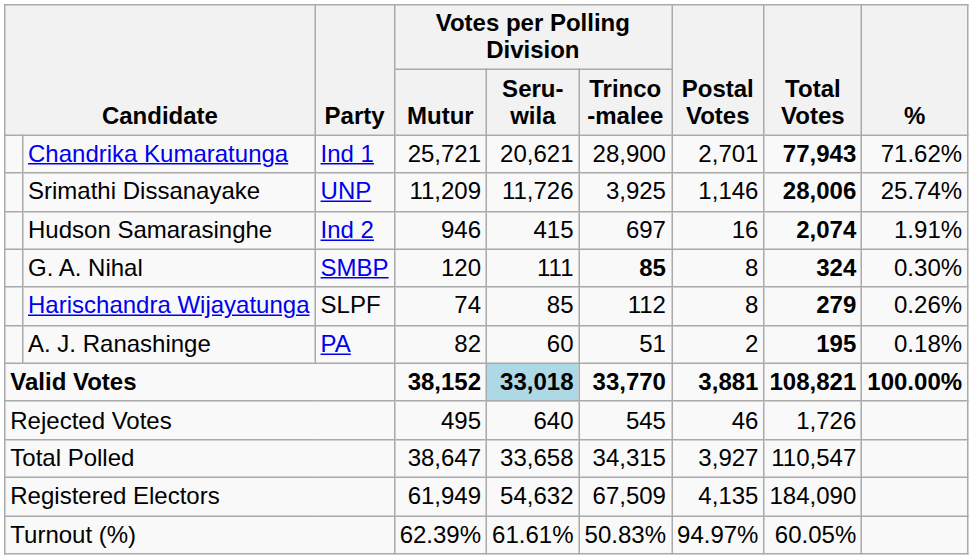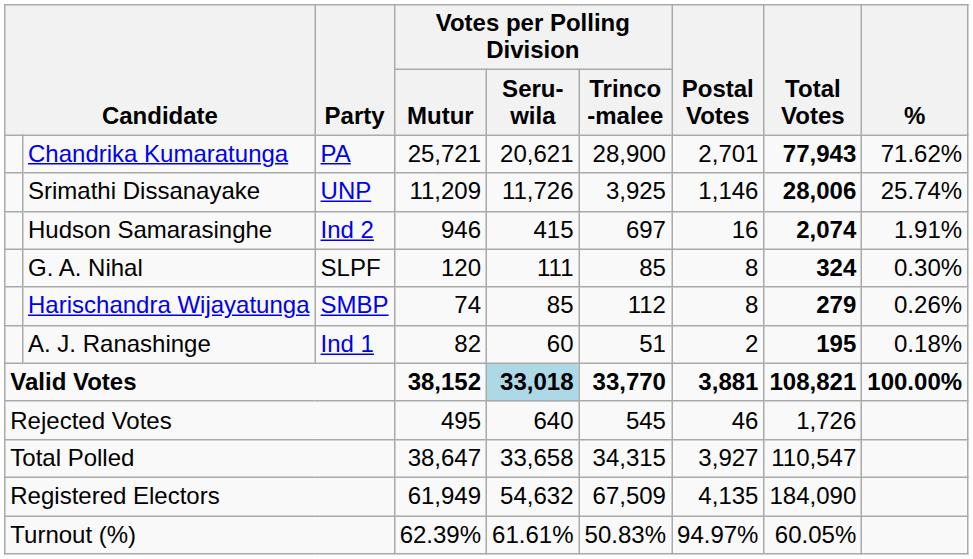(347, 153) Ind 1 -> (336, 153) PA
(355, 267) SMBP -> (351, 267) SLPF
(653, 267) bold -> (653, 267) normal
(351, 305) SLPF -> (355, 305) SMBP
(336, 343) PA -> (347, 343) Ind 1
